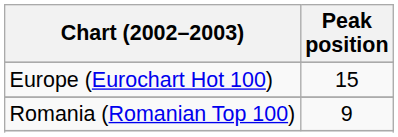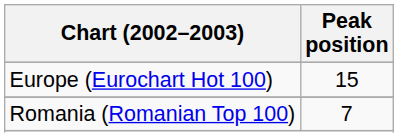(347, 113) 9 -> (347, 113) 7
